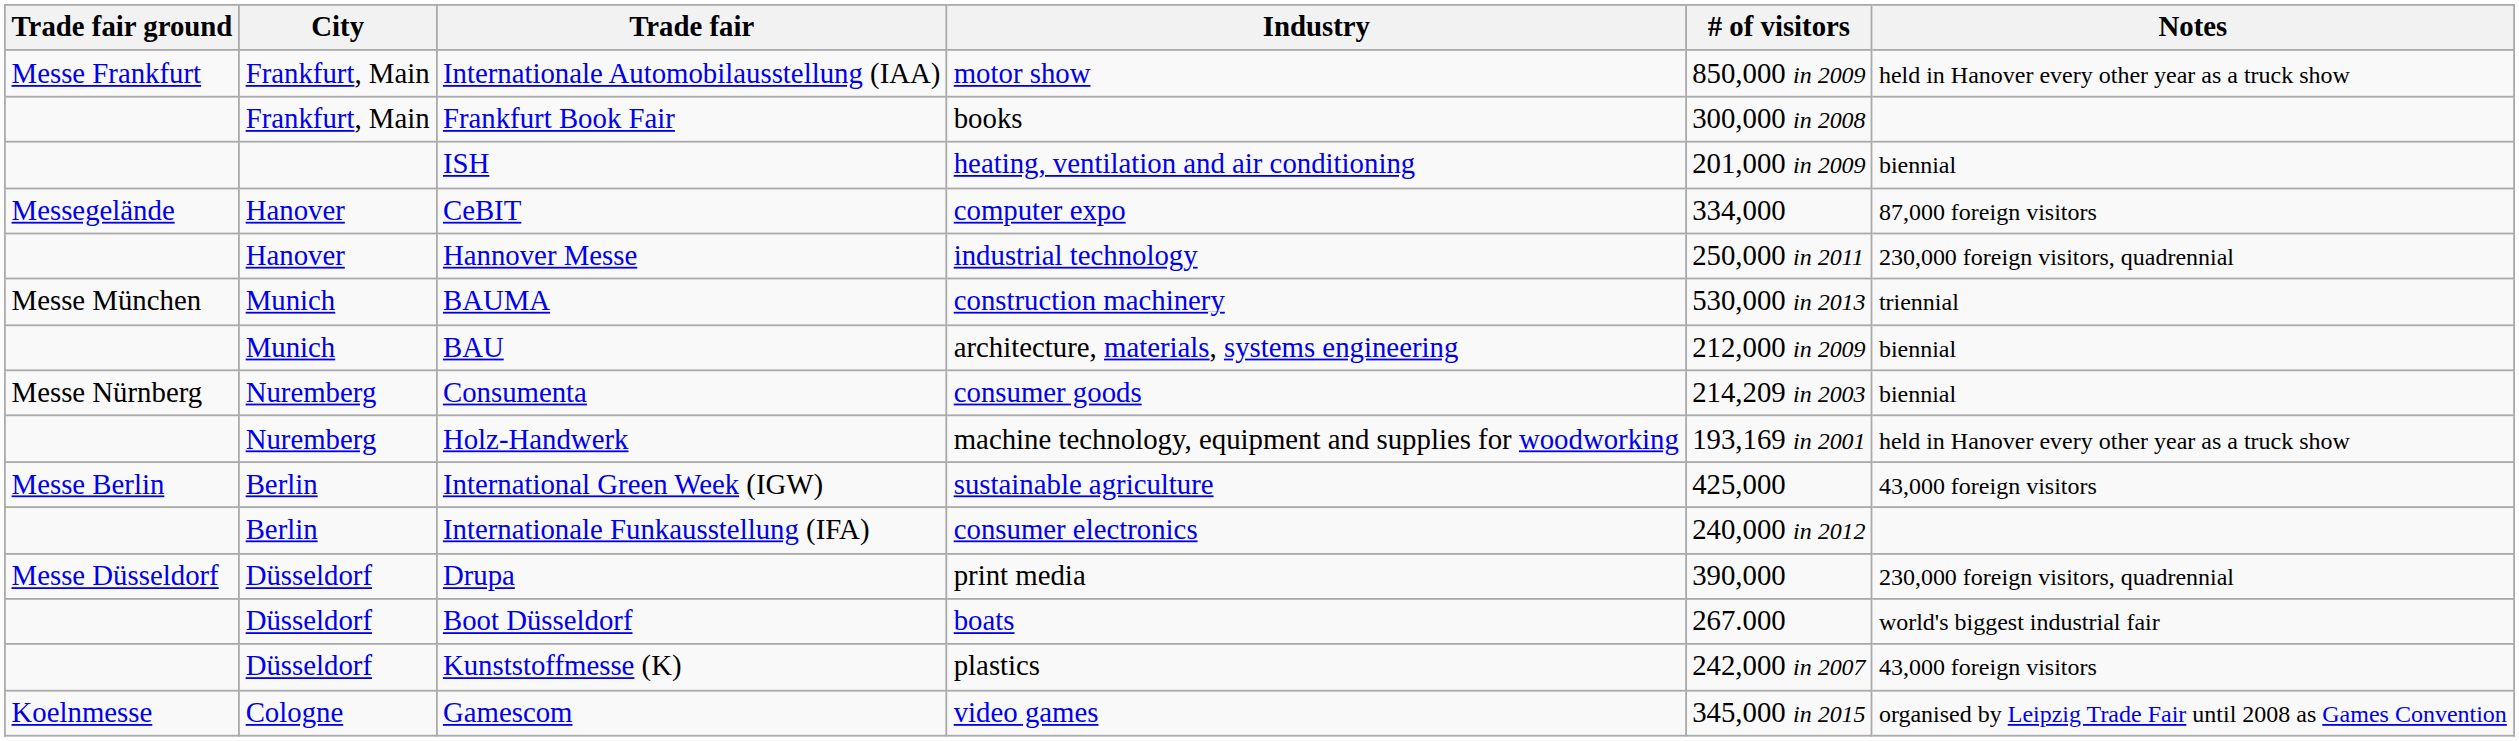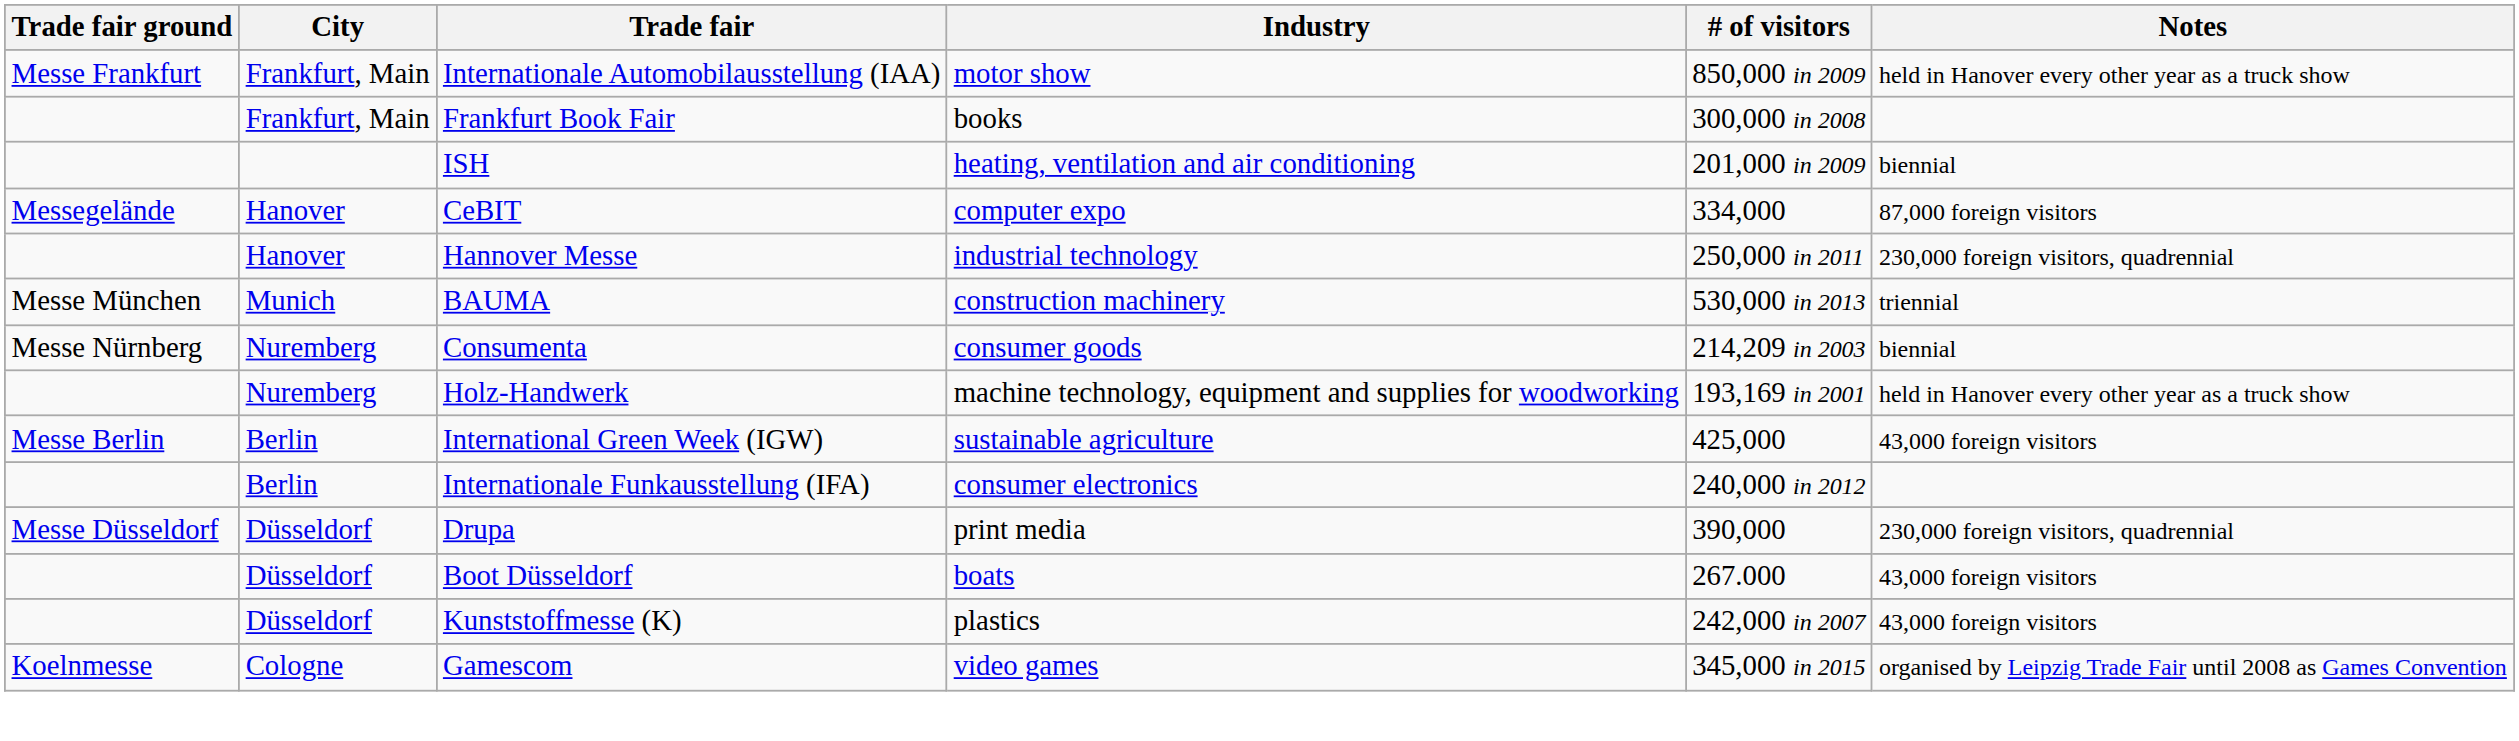- row: (473, 347)
(2019, 622) world's biggest industrial fair -> (1988, 577) 43,000 foreign visitors
